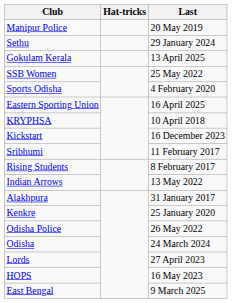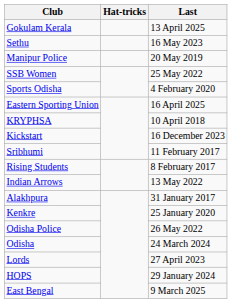rows swapped: (39, 58) <-> (37, 27)
(183, 43) 29 January 2024 -> (177, 43) 16 May 2023
(177, 275) 16 May 2023 -> (183, 275) 29 January 2024
